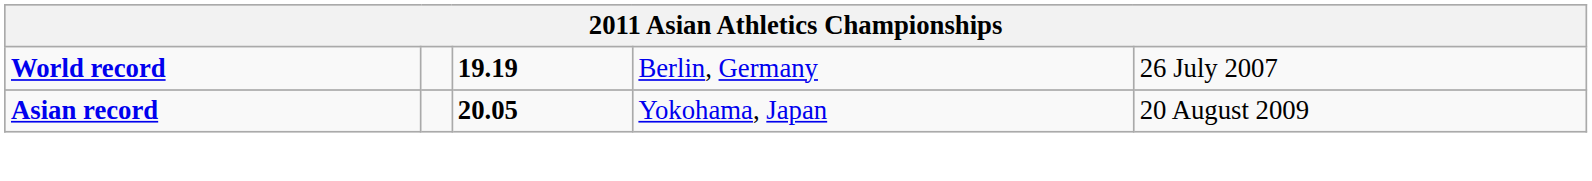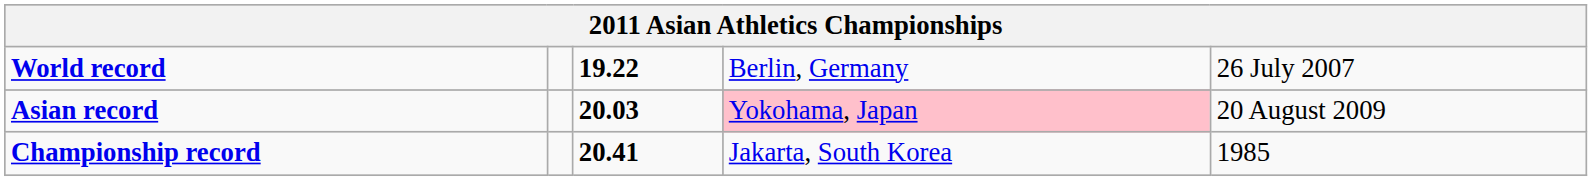(488, 68) 19.19 -> (609, 68) 19.22
(488, 110) 20.05 -> (609, 110) 20.03
(733, 110) no background -> (823, 110) pink background
+ row: (136, 152)
